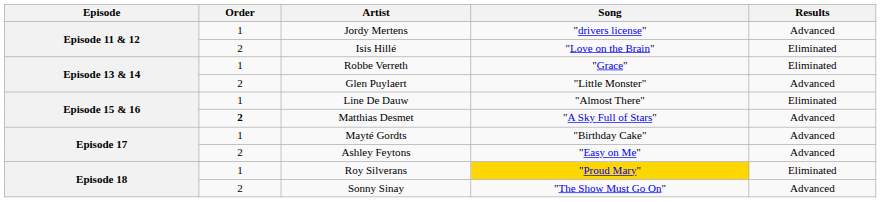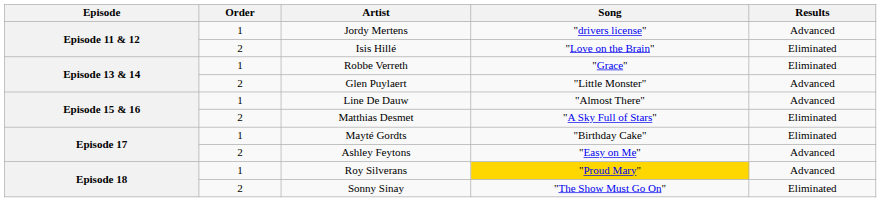(812, 100) Eliminated -> (812, 100) Advanced
(240, 118) bold -> (240, 118) normal
(812, 118) Advanced -> (812, 118) Eliminated
(812, 135) Advanced -> (812, 135) Eliminated
(812, 170) Eliminated -> (812, 170) Advanced
(812, 188) Advanced -> (812, 188) Eliminated
